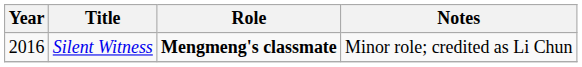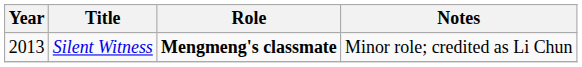(27, 47) 2016 -> (27, 47) 2013
